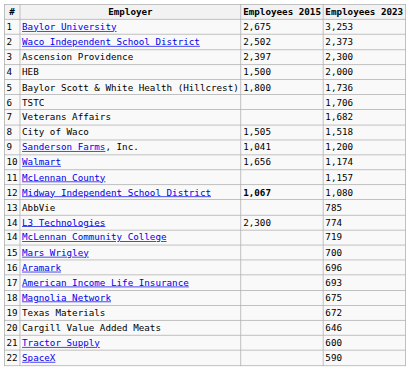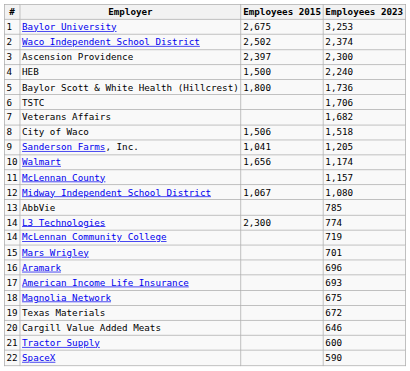(339, 42) 2,373 -> (339, 42) 2,374
(339, 72) 2,000 -> (339, 72) 2,240
(257, 132) 1,505 -> (257, 132) 1,506
(339, 147) 1,200 -> (339, 147) 1,205
(257, 192) bold -> (257, 192) normal
(334, 253) 700 -> (334, 253) 701
